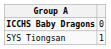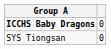(101, 38) 1 -> (101, 38) 0
